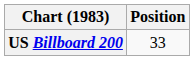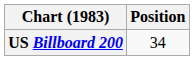(158, 42) 33 -> (158, 42) 34
